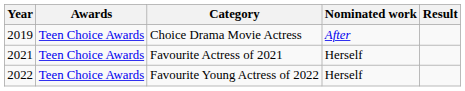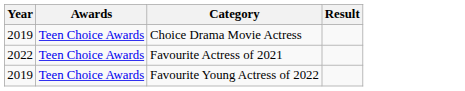- column: (371, 14)
(20, 55) 2021 -> (20, 55) 2022
(20, 75) 2022 -> (20, 75) 2019
